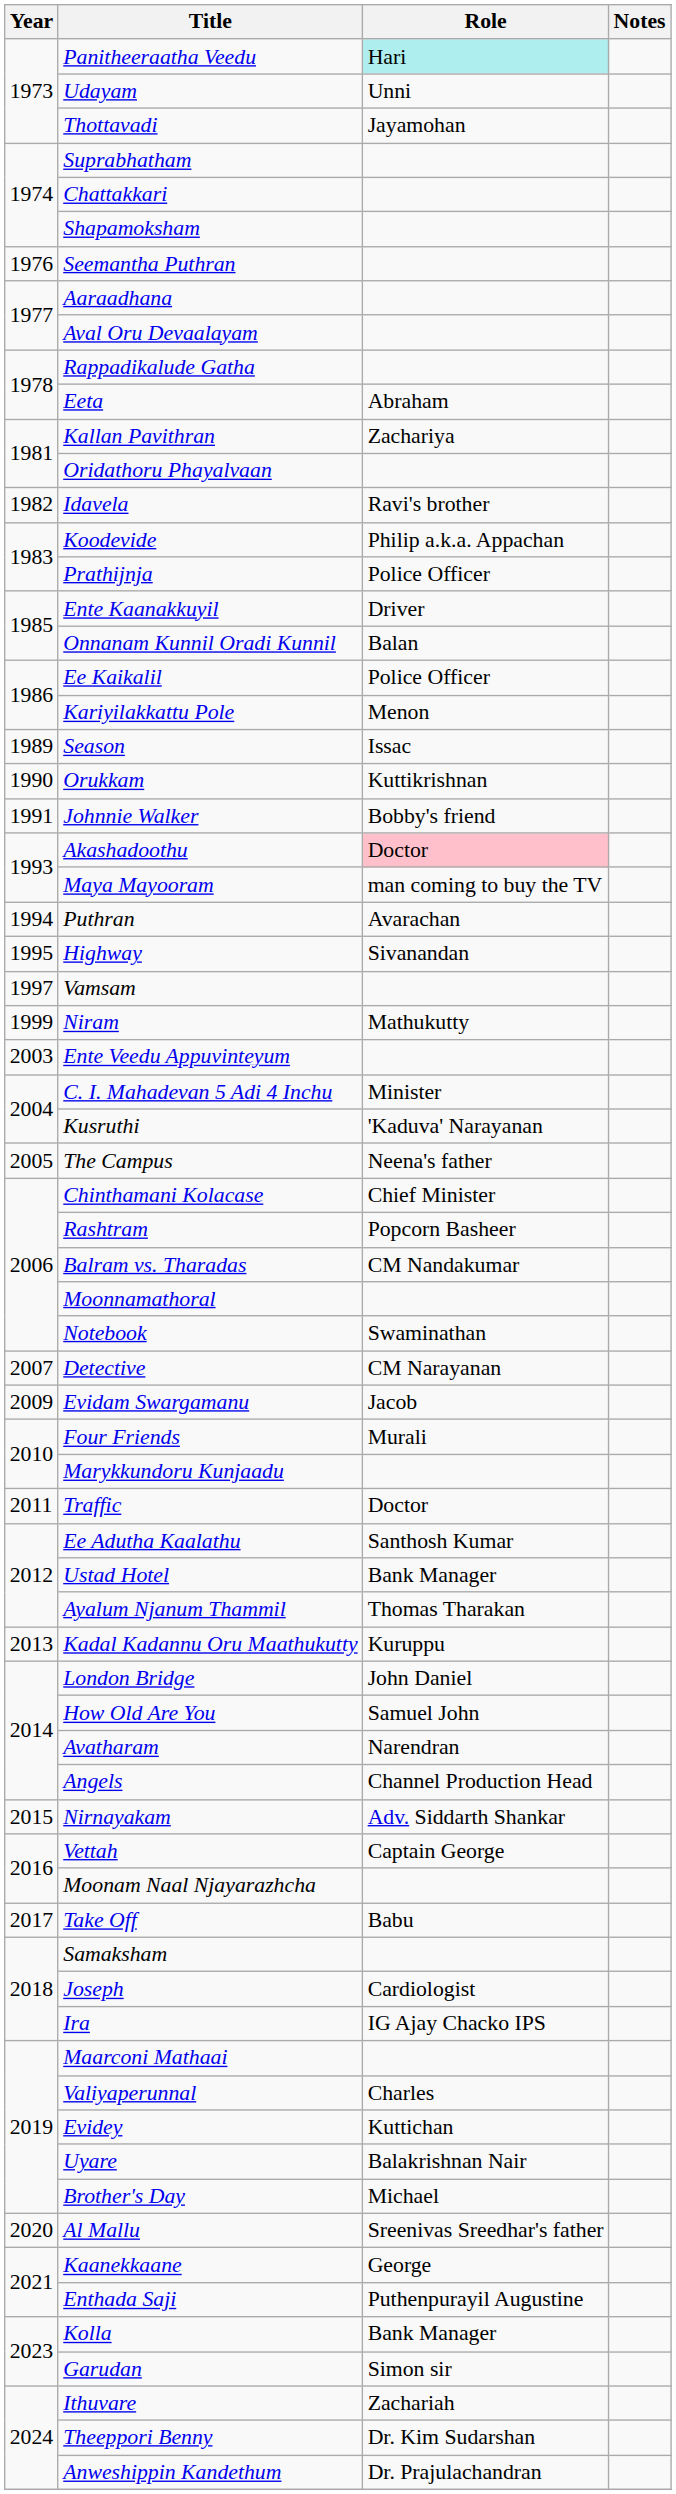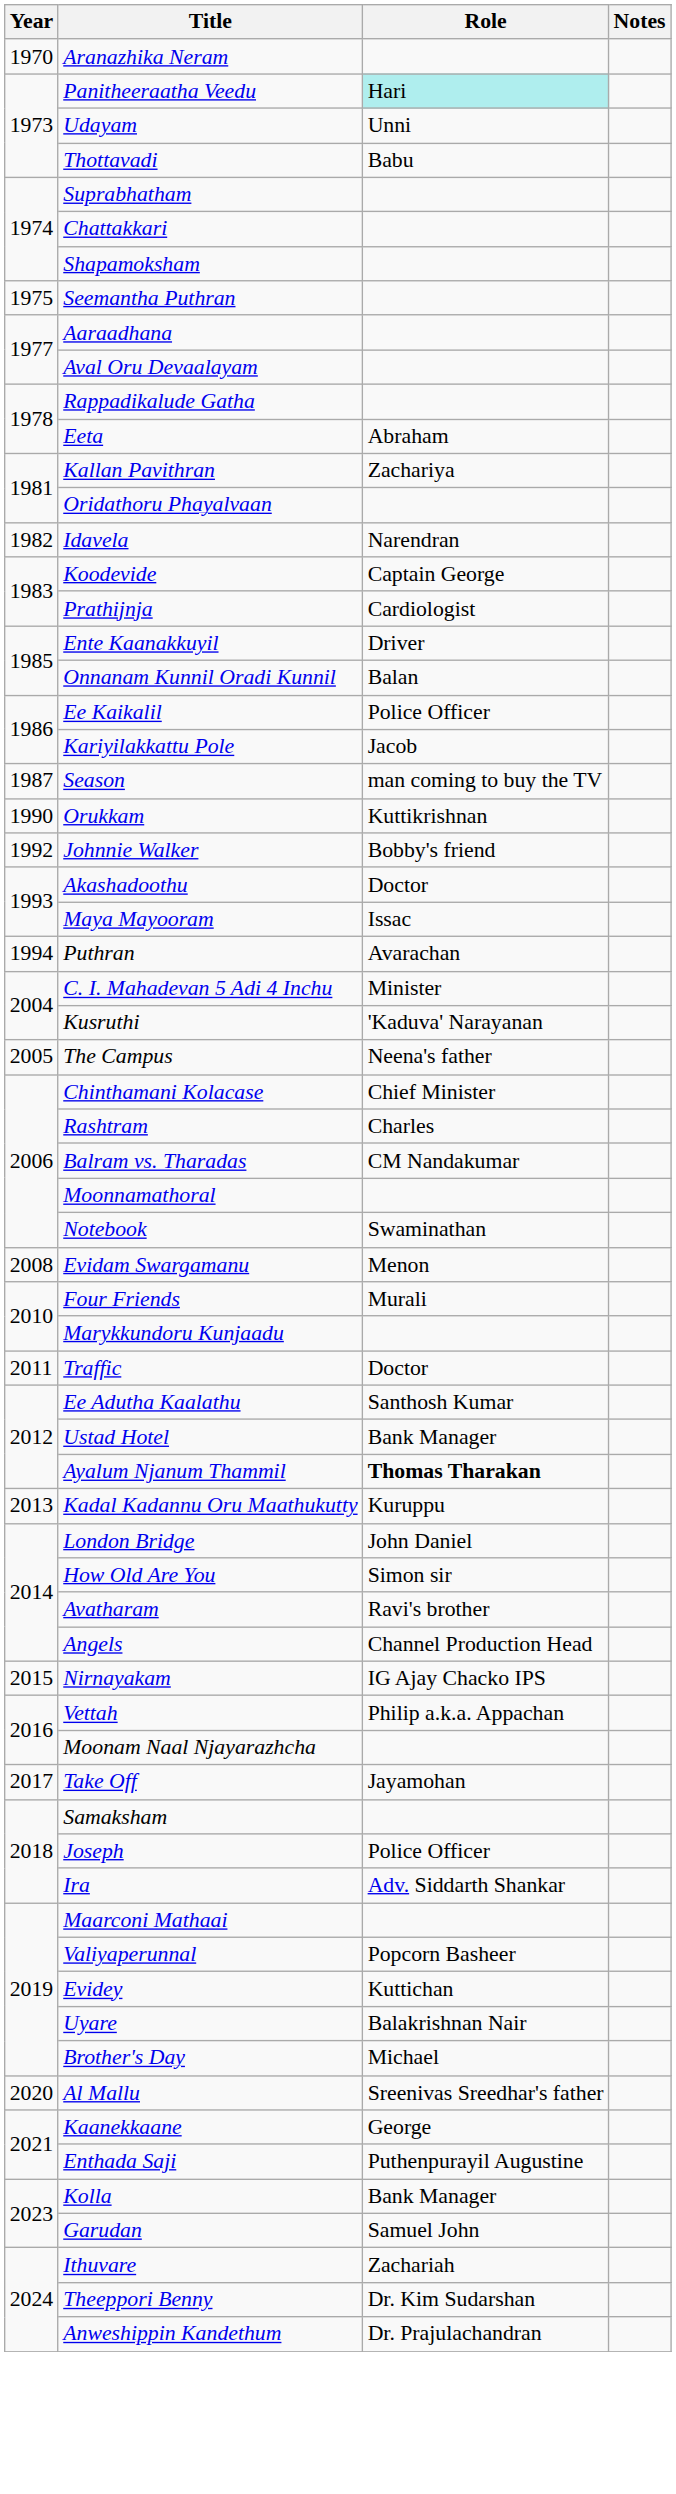+ row: (146, 56)
(417, 125) Jayamohan -> (391, 159) Babu
(31, 263) 1976 -> (31, 297) 1975
(429, 504) Ravi's brother -> (414, 539) Narendran
(466, 539) Philip a.k.a. Appachan -> (436, 573) Captain George
(429, 573) Police Officer -> (421, 608) Cardiologist
(398, 711) Menon -> (392, 746) Jacob
(31, 746) 1989 -> (31, 780) 1987
(389, 746) Issac -> (485, 780) man coming to buy the TV
(31, 815) 1991 -> (31, 849) 1992
(398, 849) pink background -> (398, 884) no background
(485, 884) man coming to buy the TV -> (389, 919) Issac
- row: (103, 953)
- row: (100, 988)
- row: (91, 1022)
- row: (177, 1057)
(442, 1229) Popcorn Basheer -> (401, 1126) Charles
- row: (104, 1367)
(31, 1402) 2009 -> (31, 1264) 2008
(392, 1402) Jacob -> (398, 1264) Menon
(446, 1609) normal -> (454, 1471) bold
(424, 1712) Samuel John -> (410, 1574) Simon sir
(414, 1747) Narendran -> (429, 1609) Ravi's brother
(466, 1816) Adv. Siddarth Shankar -> (457, 1678) IG Ajay Chacko IPS
(436, 1850) Captain George -> (466, 1712) Philip a.k.a. Appachan
(391, 1919) Babu -> (417, 1781) Jayamohan
(421, 1988) Cardiologist -> (429, 1850) Police Officer
(457, 2023) IG Ajay Chacko IPS -> (466, 1885) Adv. Siddarth Shankar
(401, 2092) Charles -> (442, 1954) Popcorn Basheer
(410, 2368) Simon sir -> (424, 2230) Samuel John
